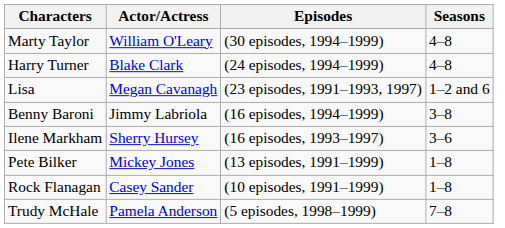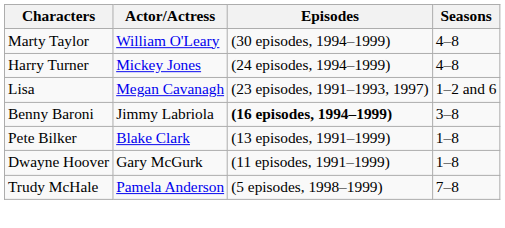(146, 65) Blake Clark -> (159, 65) Mickey Jones
(304, 114) normal -> (312, 114) bold
- row: (55, 138)
(152, 162) Mickey Jones -> (153, 138) Blake Clark
+ row: (59, 162)
- row: (54, 187)
